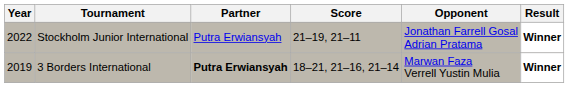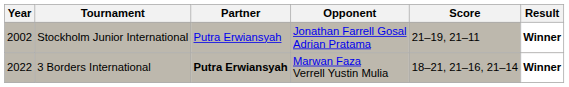columns swapped: (461, 14) <-> (346, 14)
(20, 38) 2022 -> (20, 38) 2002
(20, 68) 2019 -> (20, 68) 2022
